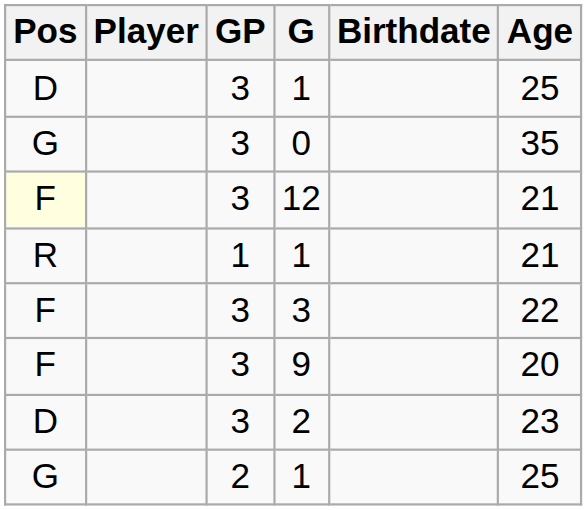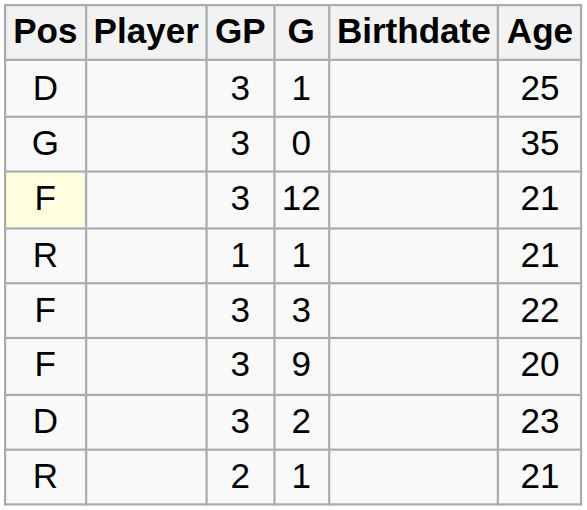(45, 476) G -> (45, 476) R
(540, 476) 25 -> (540, 476) 21
